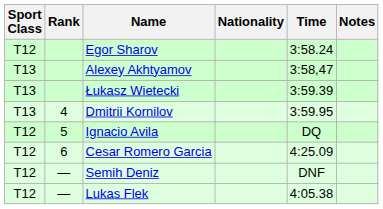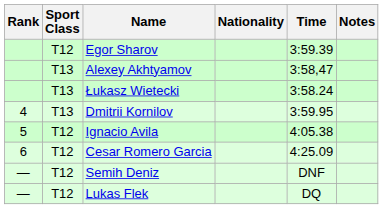columns swapped: (64, 22) <-> (25, 22)
(311, 49) 3:58.24 -> (311, 49) 3:59.39
(311, 91) 3:59.39 -> (311, 91) 3:58.24
(311, 132) DQ -> (311, 132) 4:05.38
(311, 193) 4:05.38 -> (311, 193) DQ
